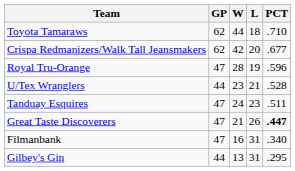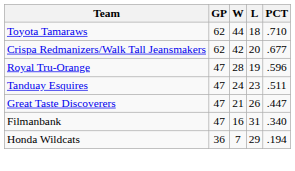- row: (46, 85)
(277, 121) bold -> (277, 103) normal
- row: (36, 157)
+ row: (43, 139)
